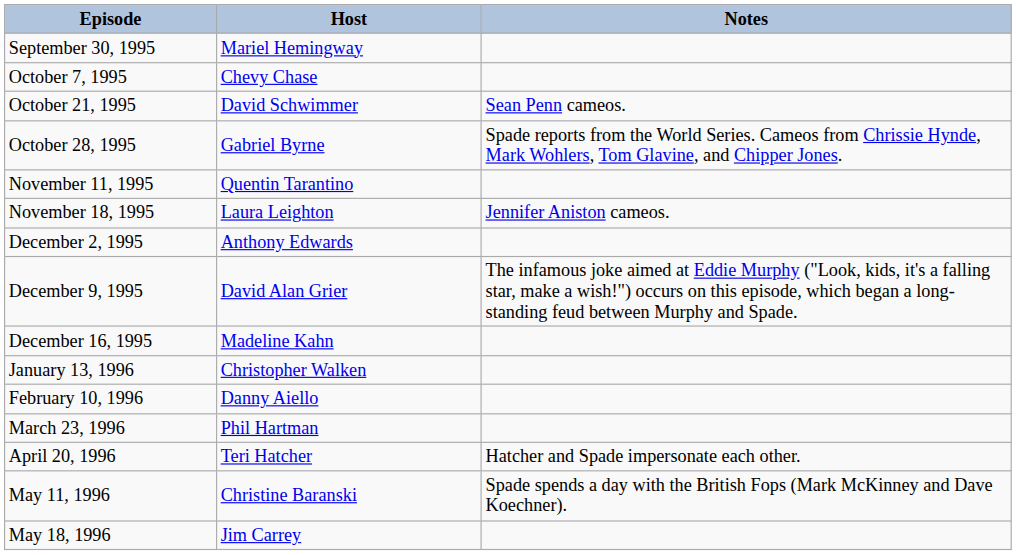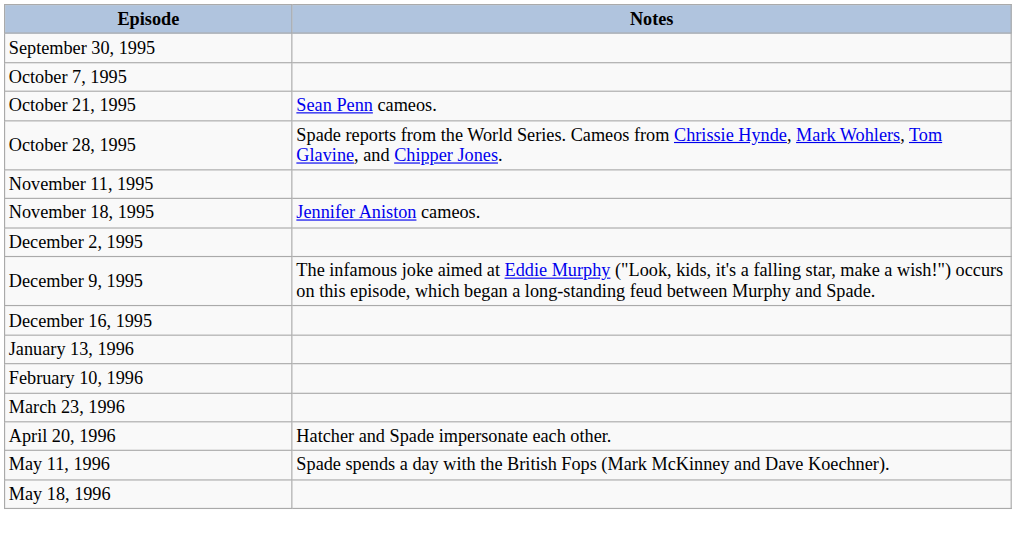- column: (349, 18)
